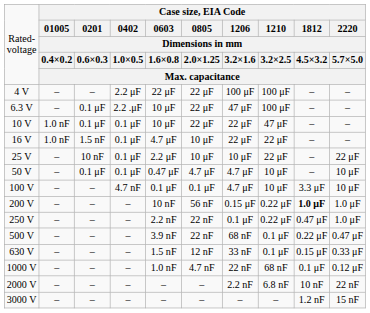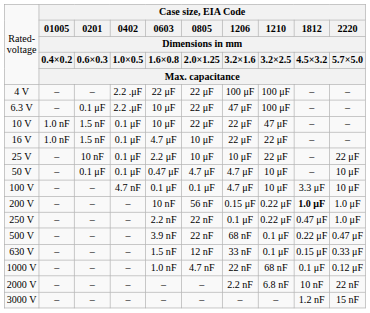(128, 92) 2.2 μF -> (128, 92) 2.2 .μF
(92, 124) 0.1 μF -> (92, 124) 1.5 nF
